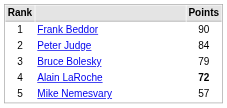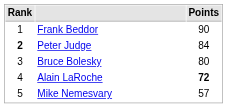(20, 46) normal -> (20, 46) bold
(204, 62) 79 -> (204, 62) 80
